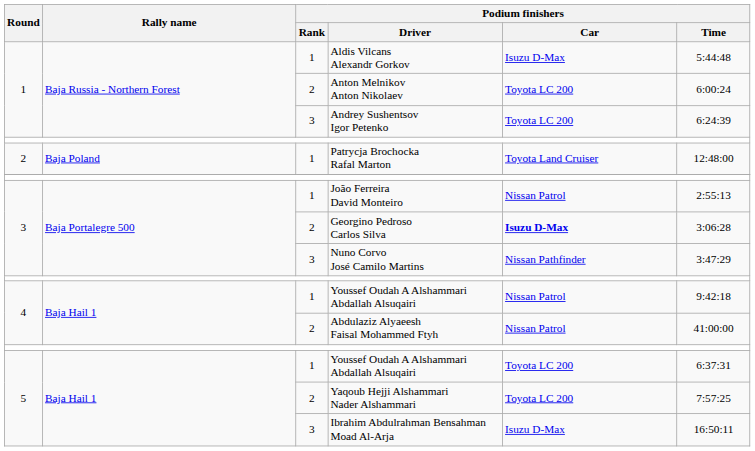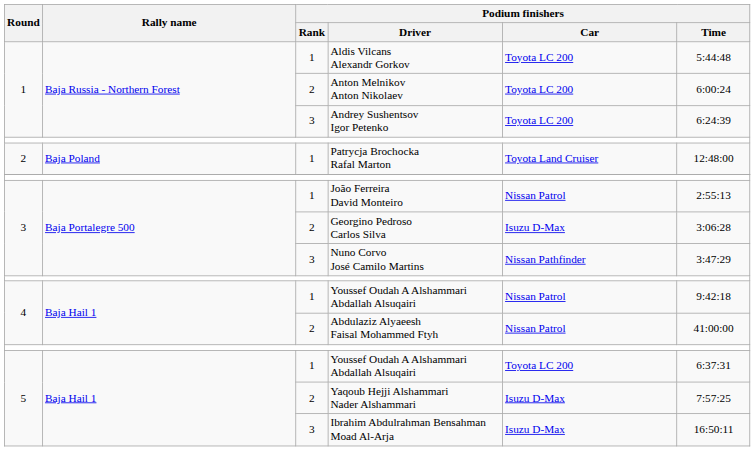(535, 57) Isuzu D-Max -> (539, 57) Toyota LC 200
(537, 227) bold -> (535, 227) normal
(539, 397) Toyota LC 200 -> (535, 397) Isuzu D-Max
